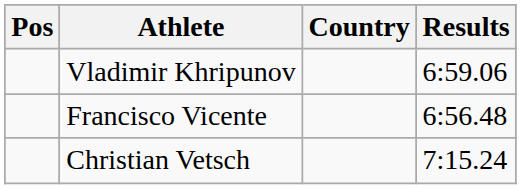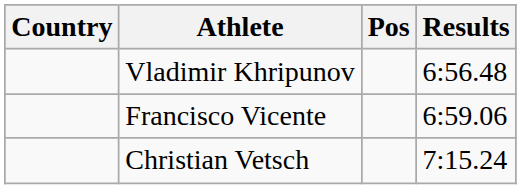columns swapped: (32, 26) <-> (359, 26)
(465, 71) 6:59.06 -> (465, 71) 6:56.48
(465, 115) 6:56.48 -> (465, 115) 6:59.06
